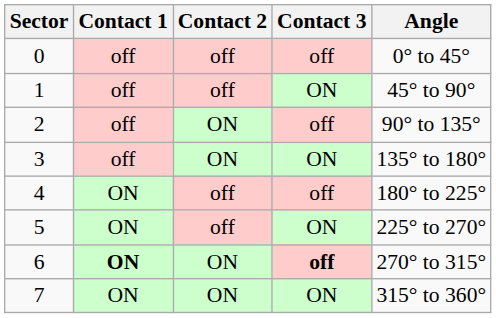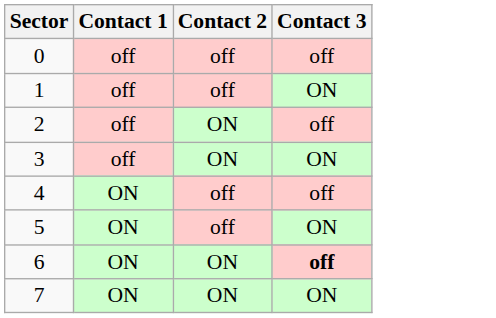- column: (431, 21)
(123, 261) bold -> (123, 261) normal
